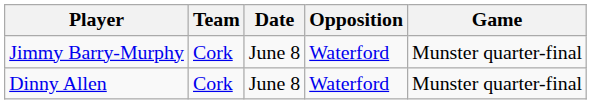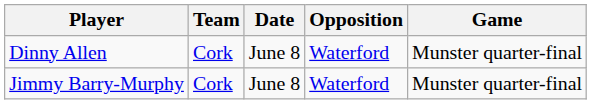rows swapped: (58, 83) <-> (97, 51)
